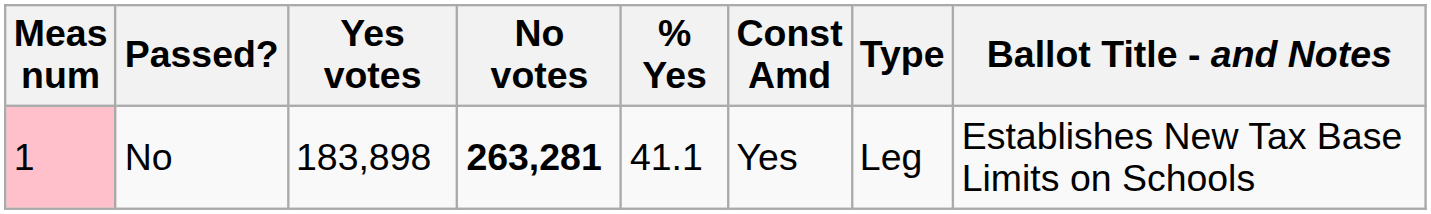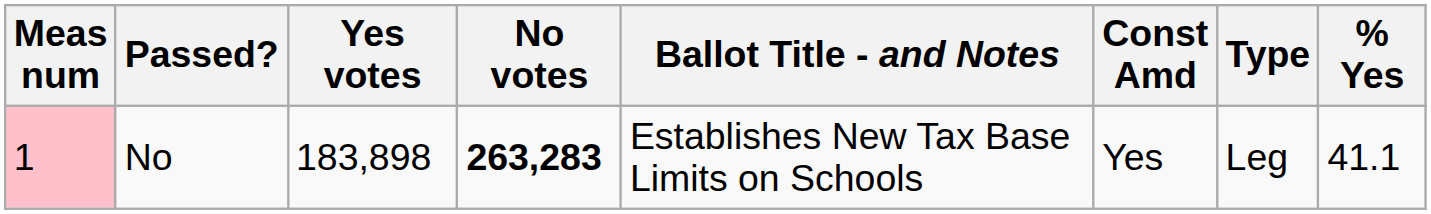columns swapped: (675, 55) <-> (1189, 55)
(534, 156) 263,281 -> (534, 156) 263,283
